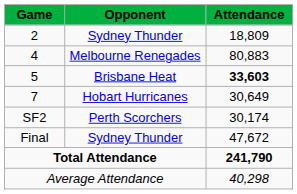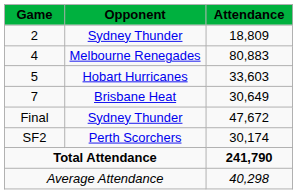(135, 77) Brisbane Heat -> (135, 77) Hobart Hurricanes
(249, 77) bold -> (249, 77) normal
(135, 97) Hobart Hurricanes -> (135, 97) Brisbane Heat
rows swapped: (34, 117) <-> (34, 138)
